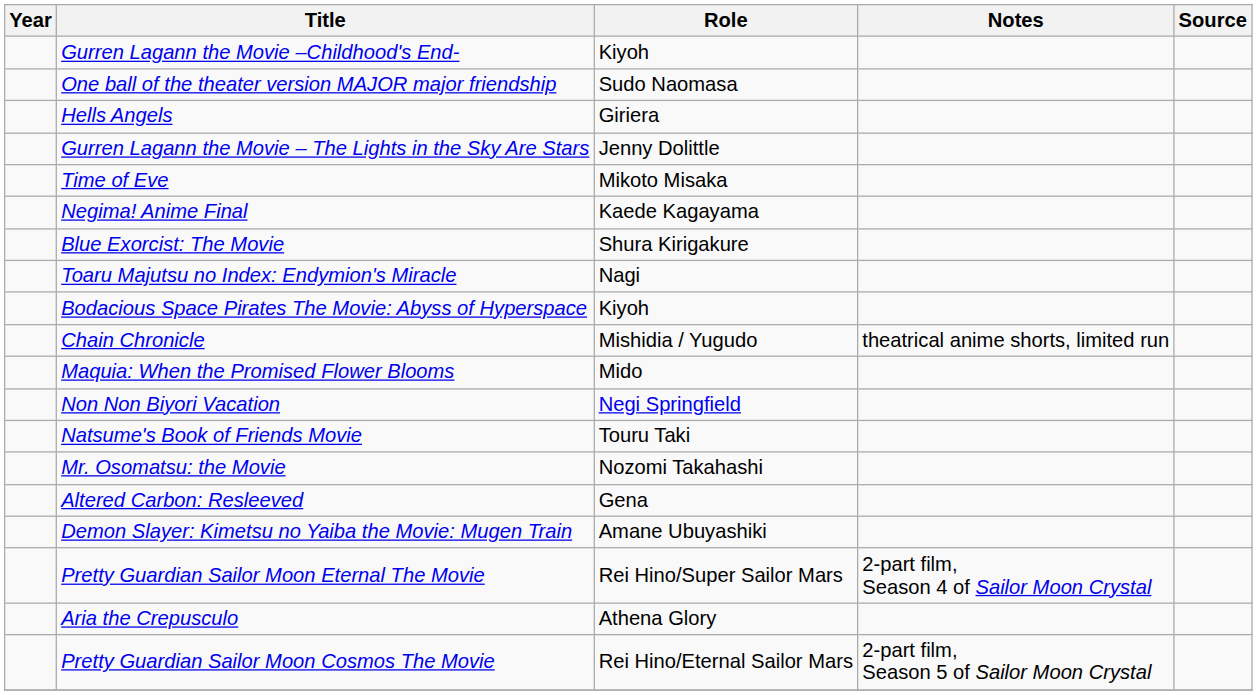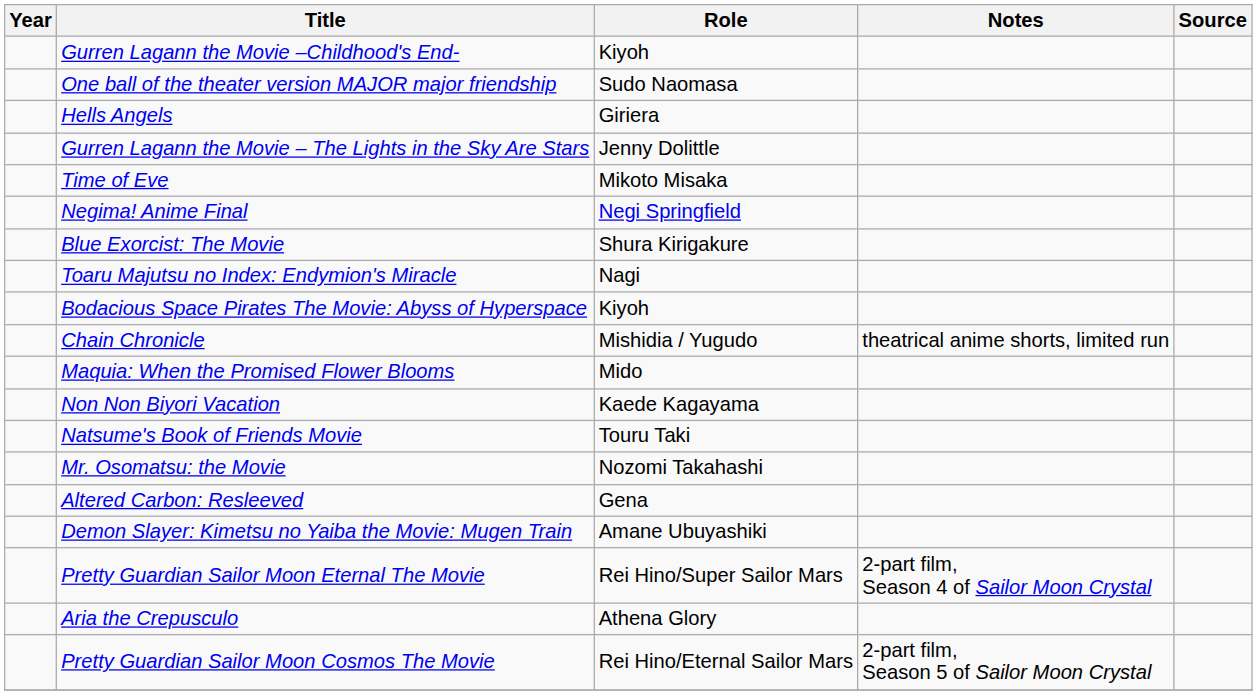(679, 212) Kaede Kagayama -> (670, 212) Negi Springfield
(670, 404) Negi Springfield -> (679, 404) Kaede Kagayama
